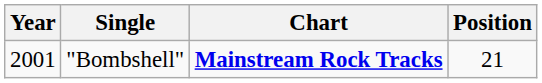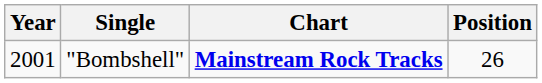(493, 58) 21 -> (493, 58) 26
